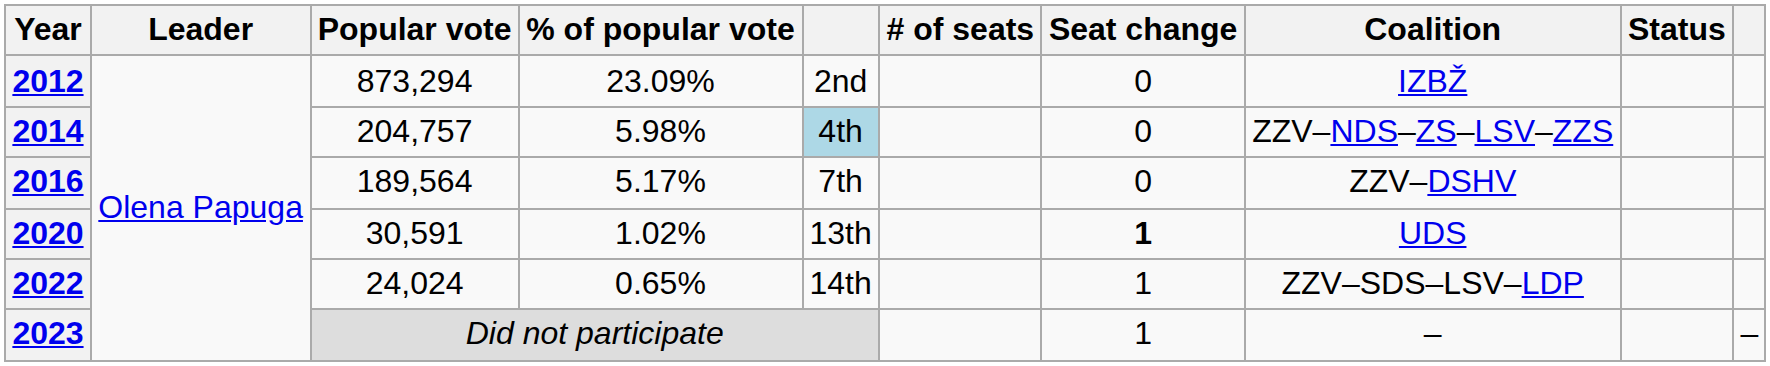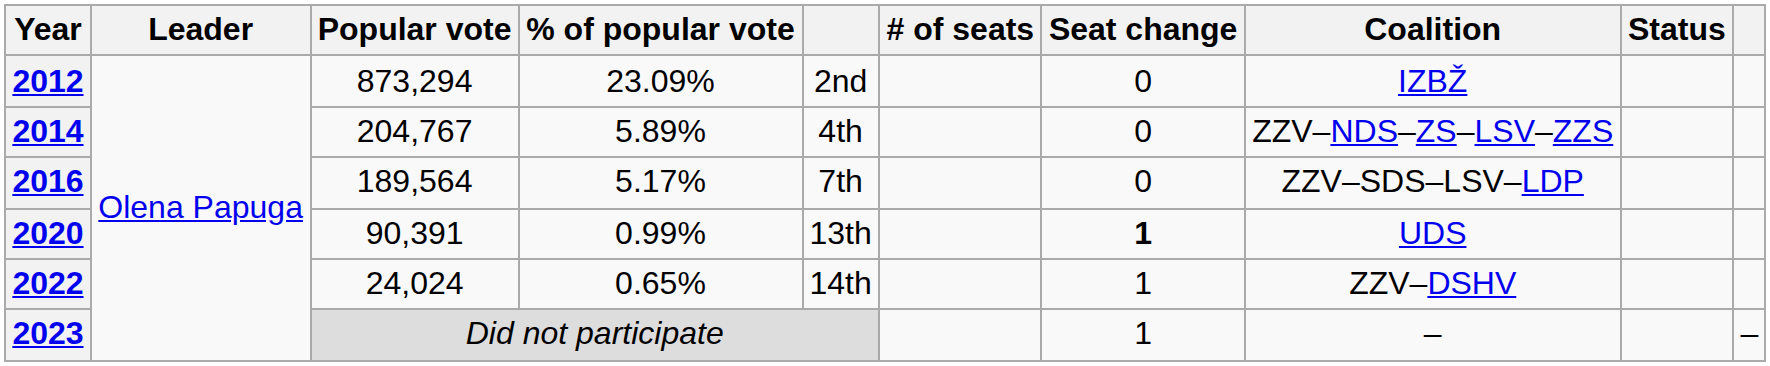(415, 131) 204,757 -> (415, 131) 204,767
(660, 131) 5.98% -> (660, 131) 5.89%
(841, 131) lightblue background -> (841, 131) no background
(1433, 182) ZZV–DSHV -> (1433, 182) ZZV–SDS–LSV–LDP
(415, 232) 30,591 -> (415, 232) 90,391
(660, 232) 1.02% -> (660, 232) 0.99%
(1433, 283) ZZV–SDS–LSV–LDP -> (1433, 283) ZZV–DSHV
